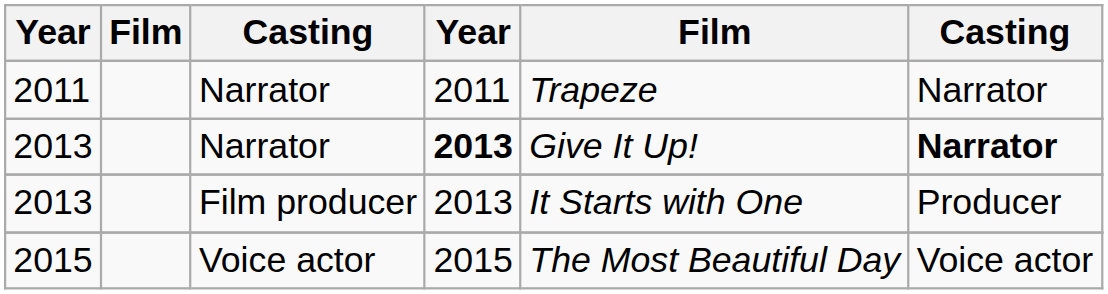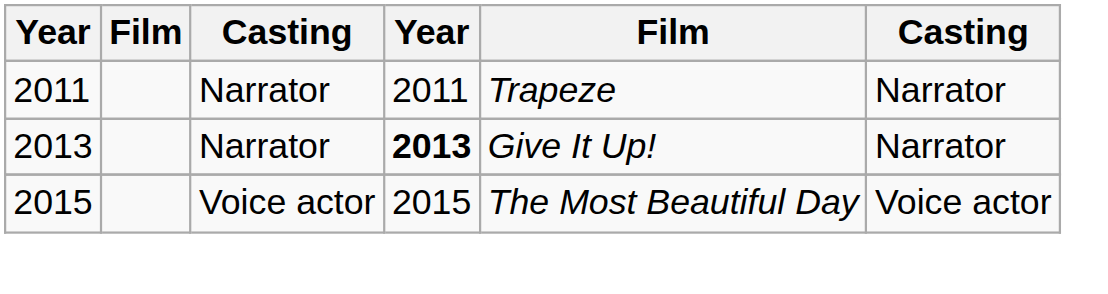(987, 145) bold -> (940, 145) normal
- row: (53, 202)
